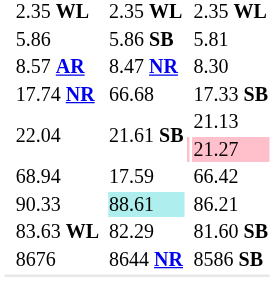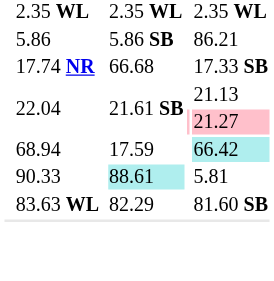(211, 39) 5.81 -> (216, 39) 86.21
- row: (6, 67)
(216, 176) no background -> (216, 149) paleturquoise background
(216, 204) 86.21 -> (211, 176) 5.81
- row: (6, 260)
